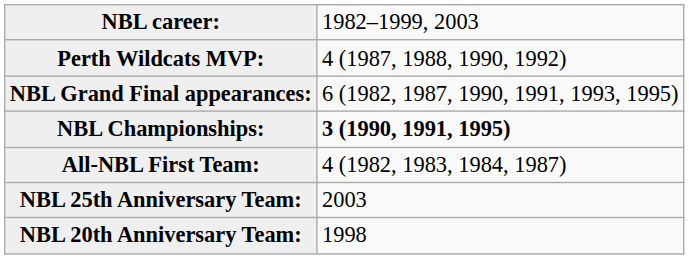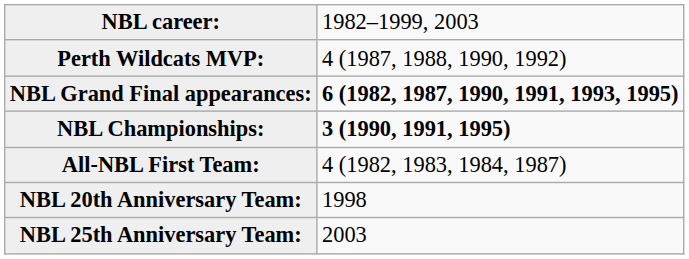(500, 93) normal -> (500, 93) bold
rows swapped: (161, 235) <-> (161, 199)
